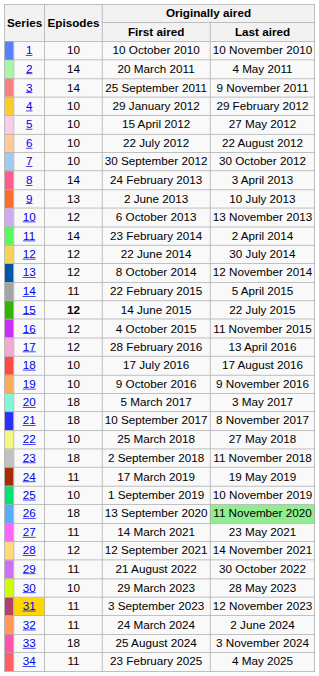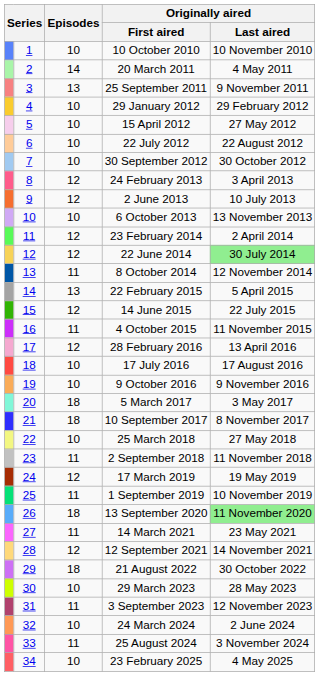(73, 87) 14 -> (73, 87) 13
(73, 180) 14 -> (73, 180) 12
(73, 198) 13 -> (73, 198) 12
(73, 217) 12 -> (73, 217) 10
(73, 236) 14 -> (73, 236) 12
(262, 254) no background -> (262, 254) lightgreen background
(73, 273) 12 -> (73, 273) 11
(73, 291) 11 -> (73, 291) 13
(73, 310) bold -> (73, 310) normal
(73, 328) 12 -> (73, 328) 11
(73, 458) 18 -> (73, 458) 11
(73, 476) 11 -> (73, 476) 12
(73, 495) 10 -> (73, 495) 11
(73, 569) 11 -> (73, 569) 18
(29, 606) gold background -> (29, 606) no background
(73, 625) 11 -> (73, 625) 10
(73, 643) 18 -> (73, 643) 11
(73, 662) 11 -> (73, 662) 10
